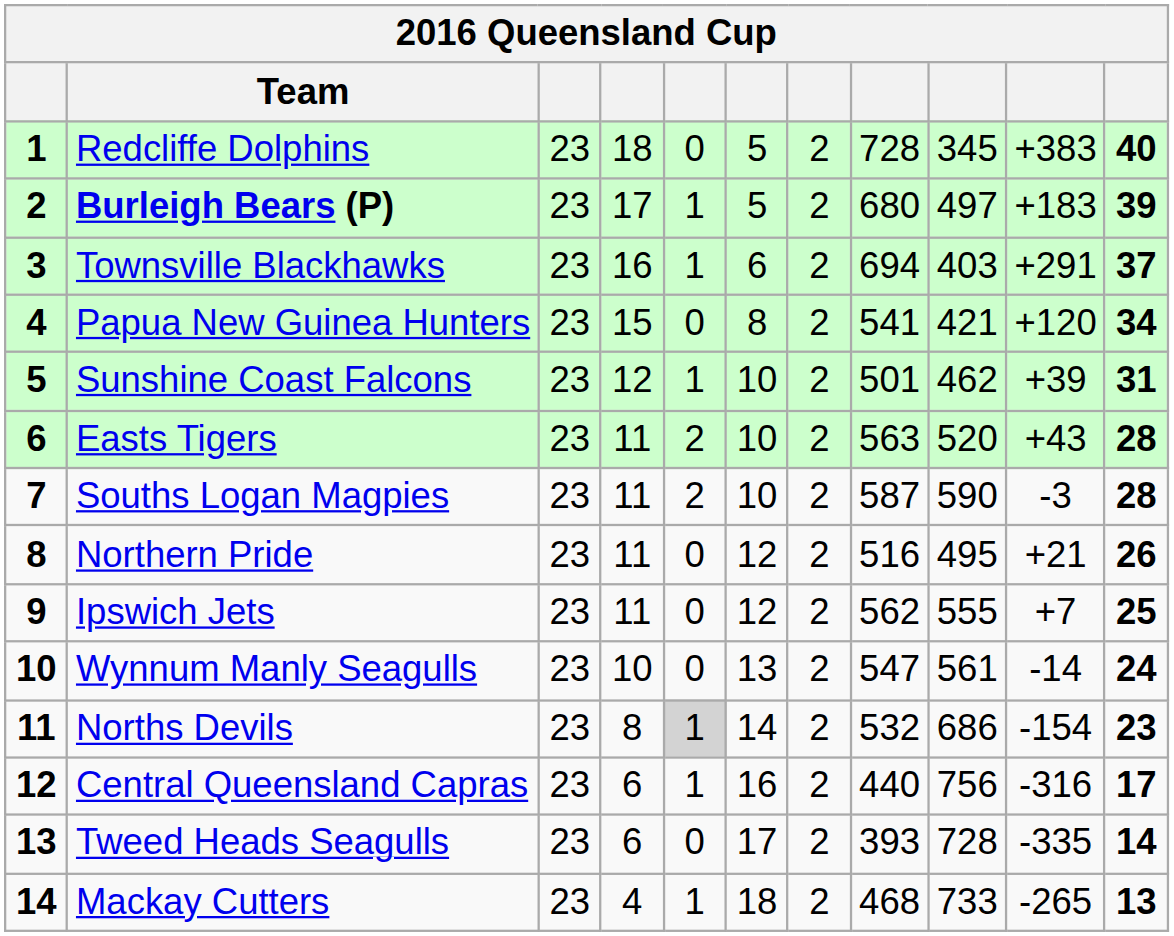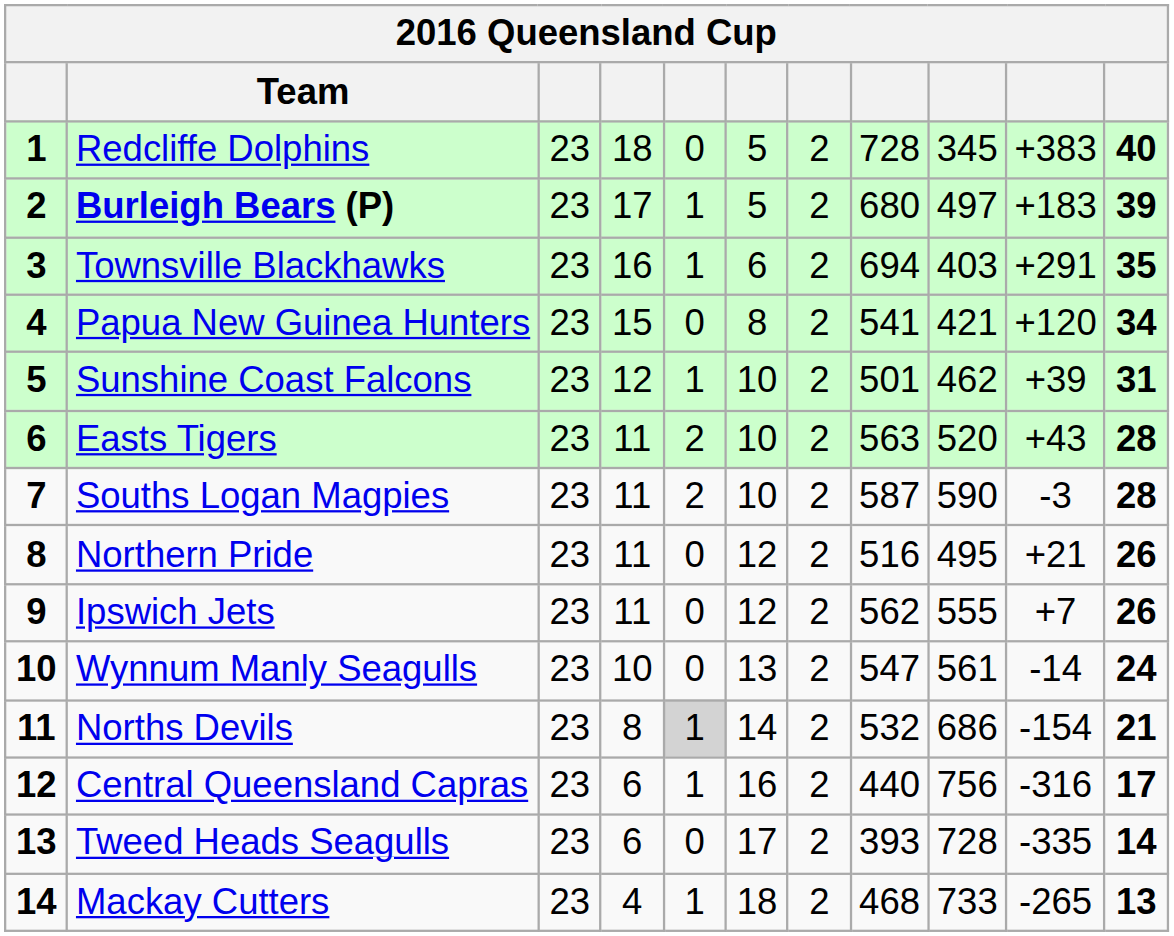(1136, 264) 37 -> (1136, 264) 35
(1136, 611) 25 -> (1136, 611) 26
(1136, 727) 23 -> (1136, 727) 21
